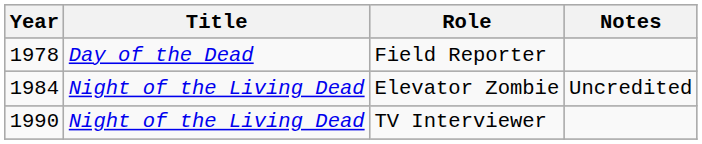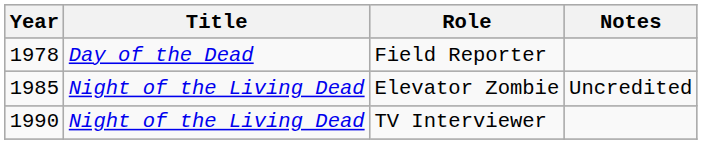(34, 88) 1984 -> (34, 88) 1985
